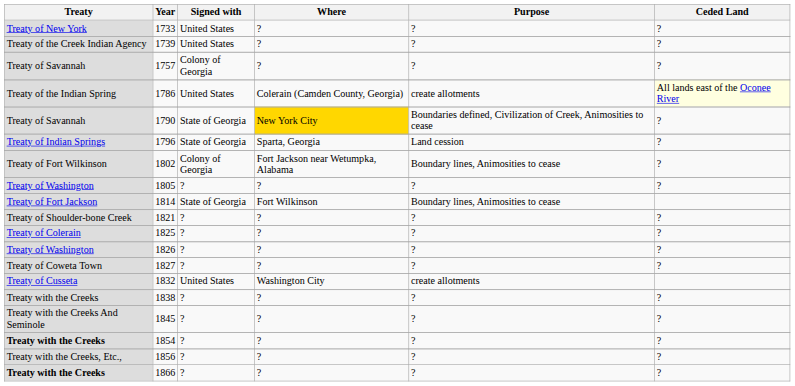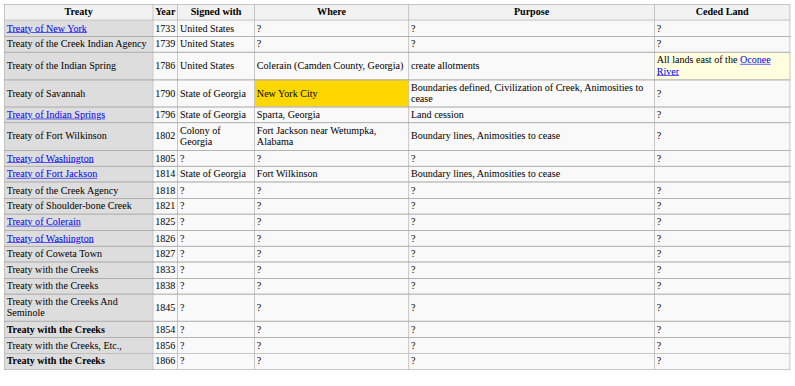- row: (165, 66)
+ row: (165, 190)
- row: (165, 281)
+ row: (165, 270)
